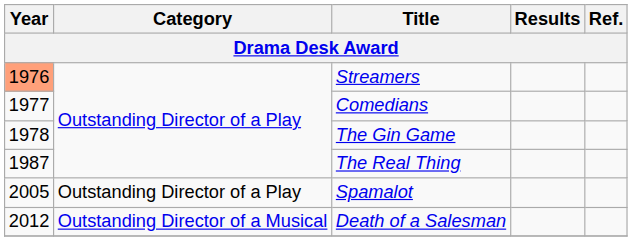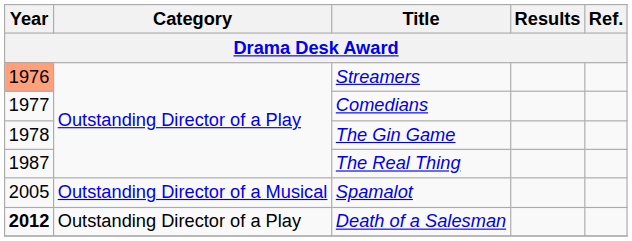(179, 192) Outstanding Director of a Play -> (193, 192) Outstanding Director of a Musical
(29, 221) normal -> (29, 221) bold
(193, 221) Outstanding Director of a Musical -> (179, 221) Outstanding Director of a Play
